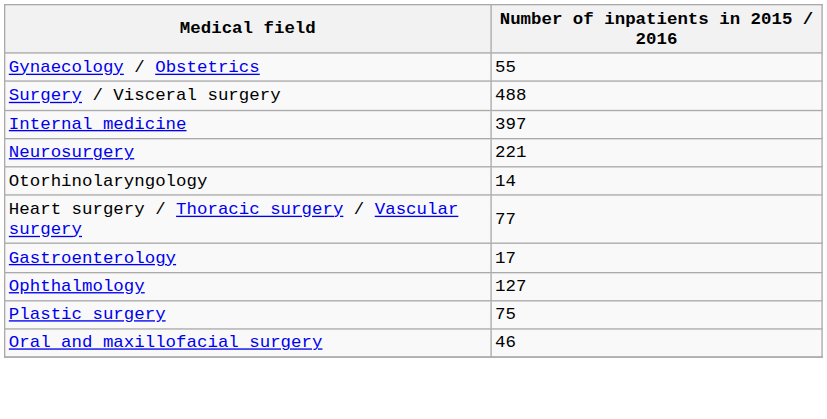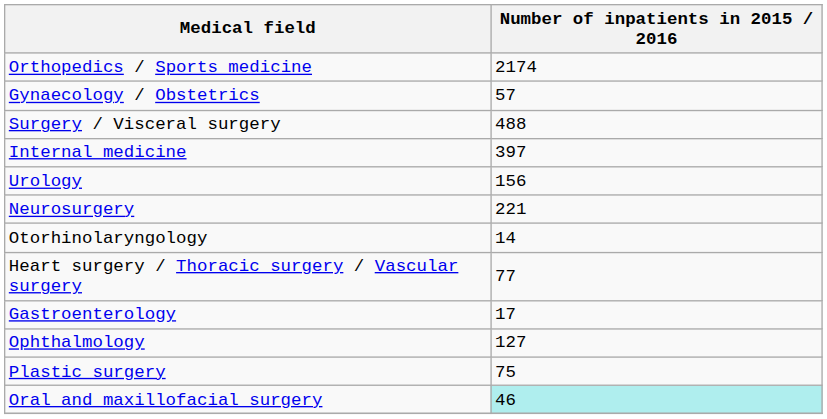+ row: (160, 67)
(506, 67) 55 -> (506, 96) 57
+ row: (45, 181)
(506, 343) no background -> (506, 400) paleturquoise background
